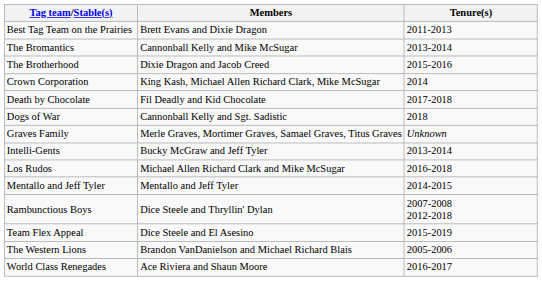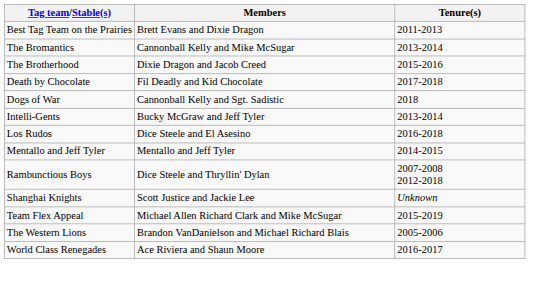- row: (48, 81)
- row: (38, 133)
(242, 168) Michael Allen Richard Clark and Mike McSugar -> (194, 133) Dice Steele and El Asesino
+ row: (44, 197)
(197, 232) Dice Steele and El Asesino -> (239, 215) Michael Allen Richard Clark and Mike McSugar
